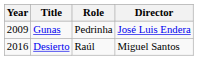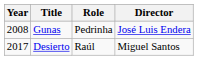(18, 30) 2009 -> (18, 30) 2008
(18, 47) 2016 -> (18, 47) 2017
